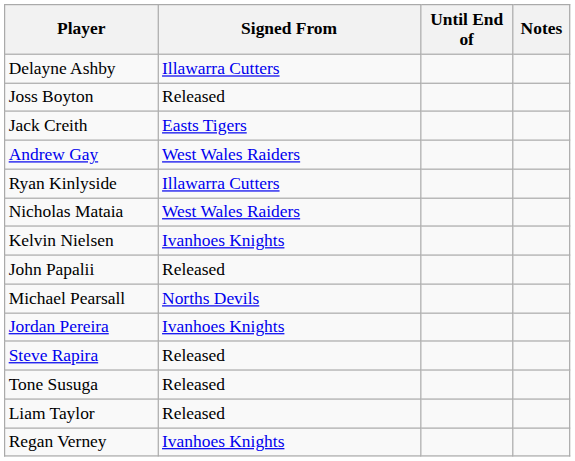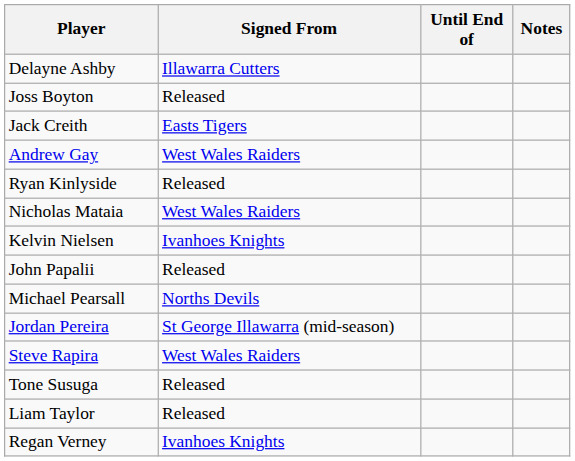(221, 183) Illawarra Cutters -> (193, 183) Released
(223, 327) Ivanhoes Knights -> (278, 327) St George Illawarra (mid-season)
(193, 355) Released -> (231, 355) West Wales Raiders
